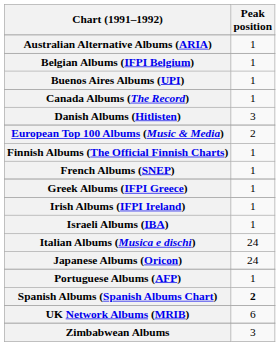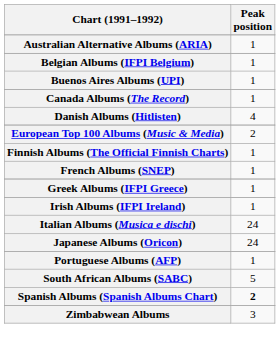(253, 116) 3 -> (253, 116) 4
- row: (118, 224)
+ row: (118, 278)
- row: (118, 314)
